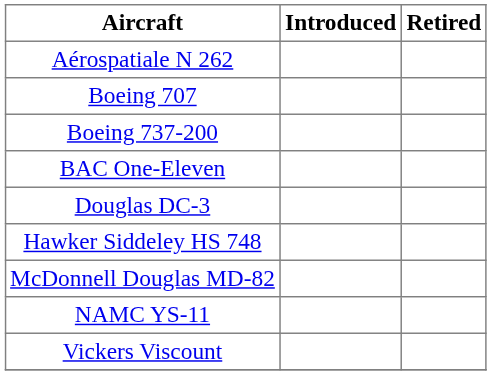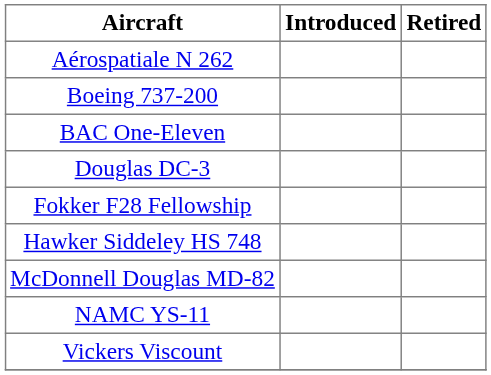- row: (142, 95)
+ row: (142, 205)
